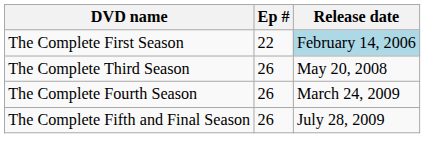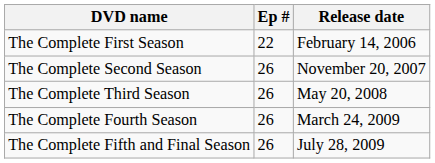(356, 42) lightblue background -> (356, 42) no background
+ row: (105, 68)
